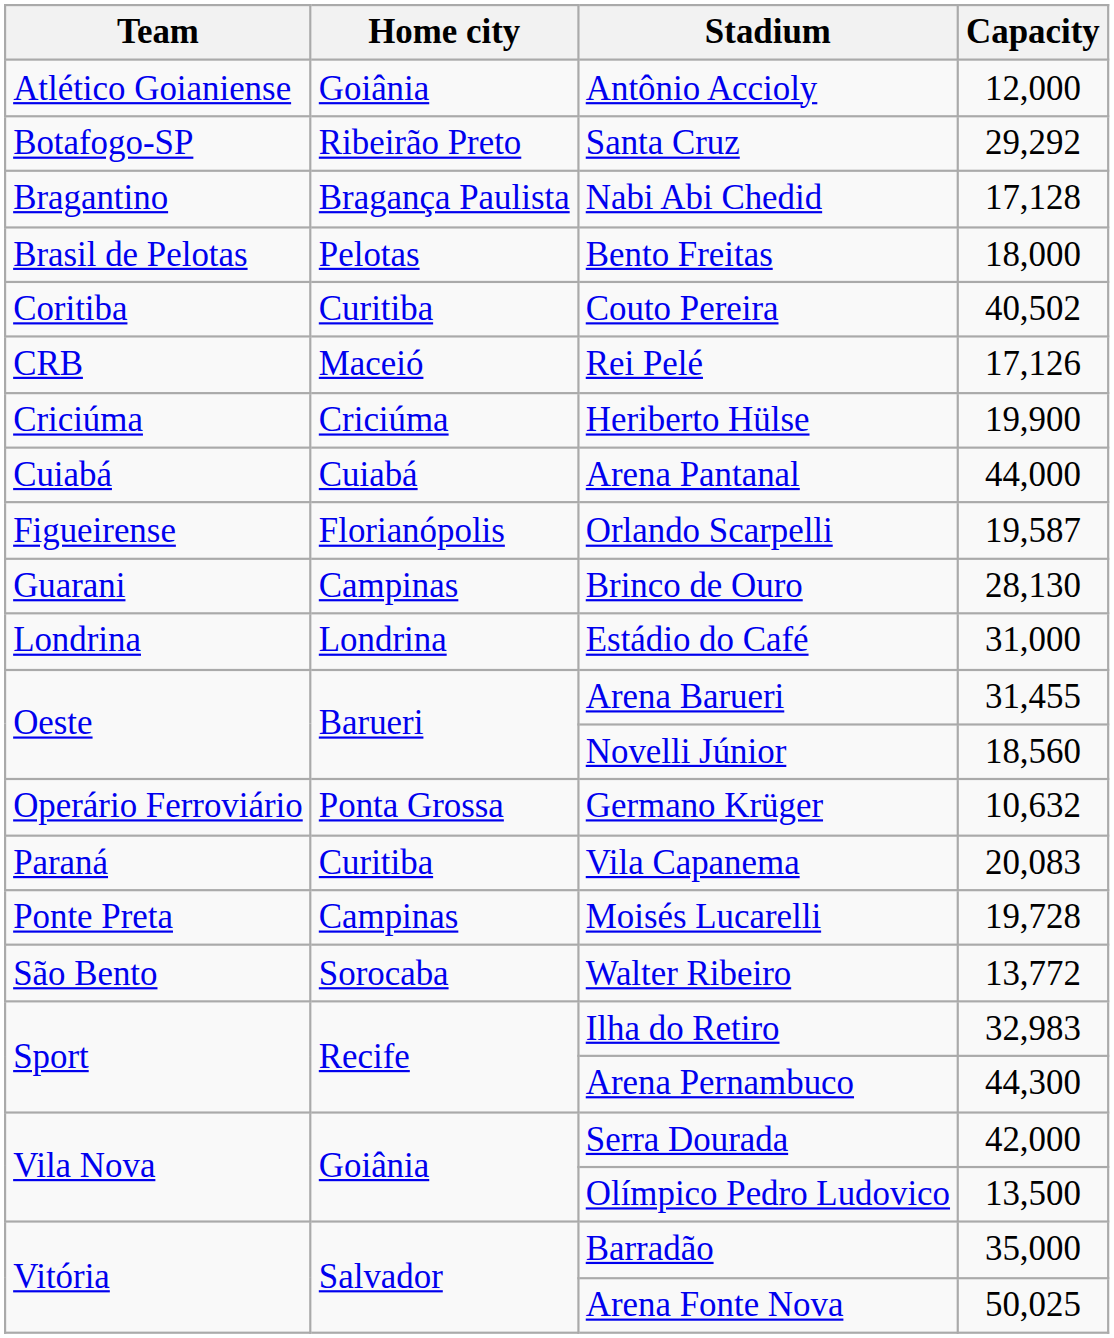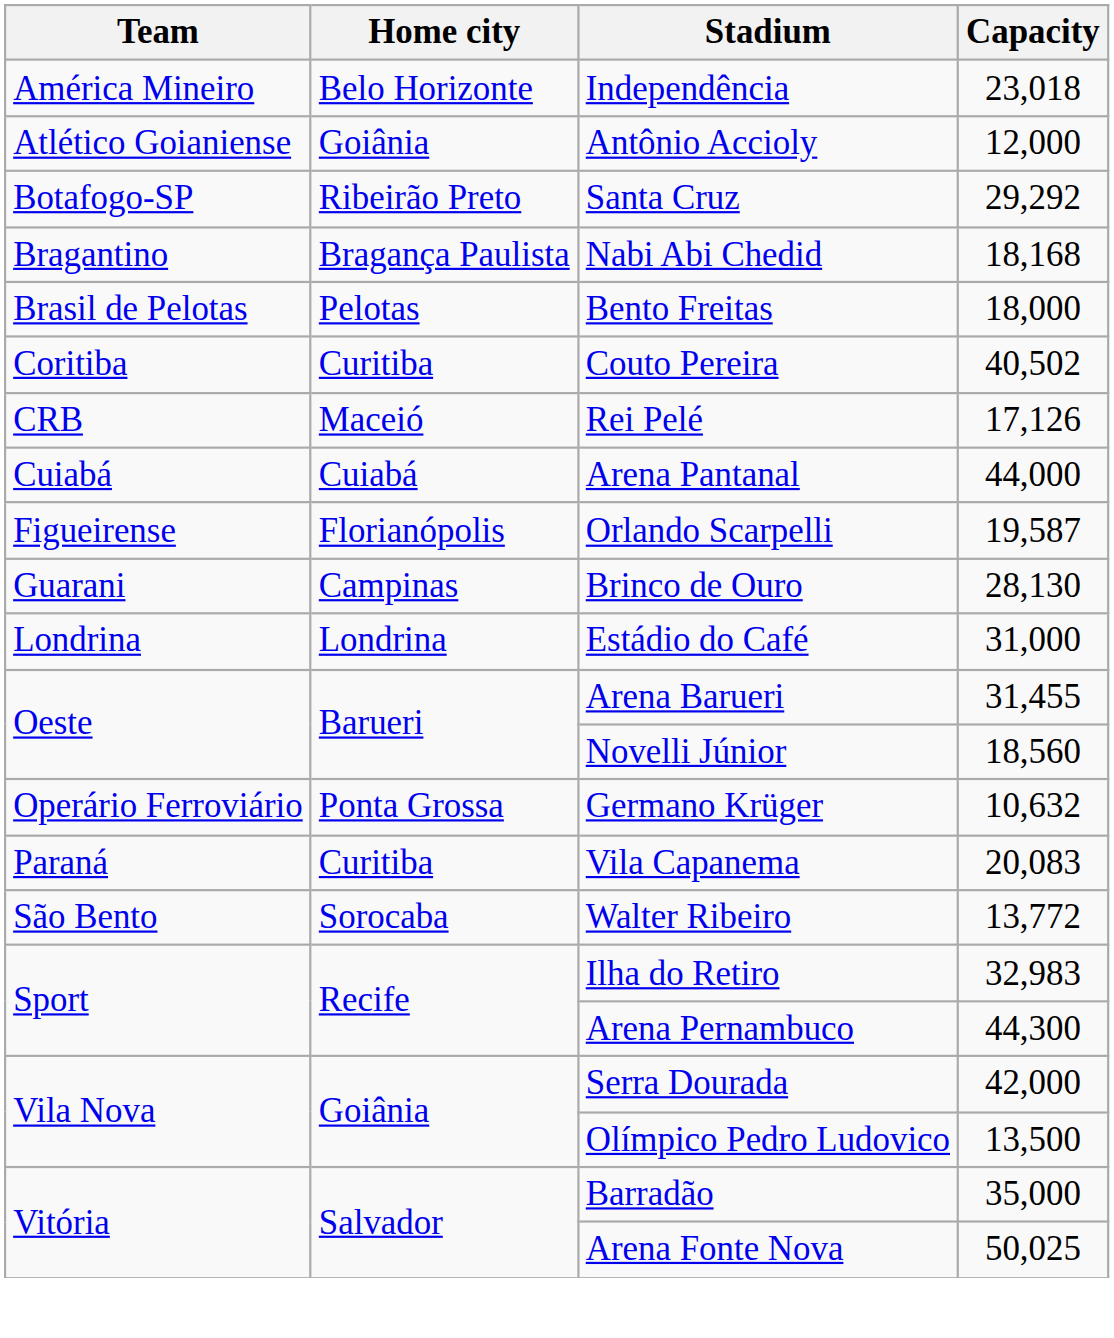+ row: (687, 87)
(1033, 198) 17,128 -> (1033, 253) 18,168
- row: (698, 419)
- row: (703, 917)
